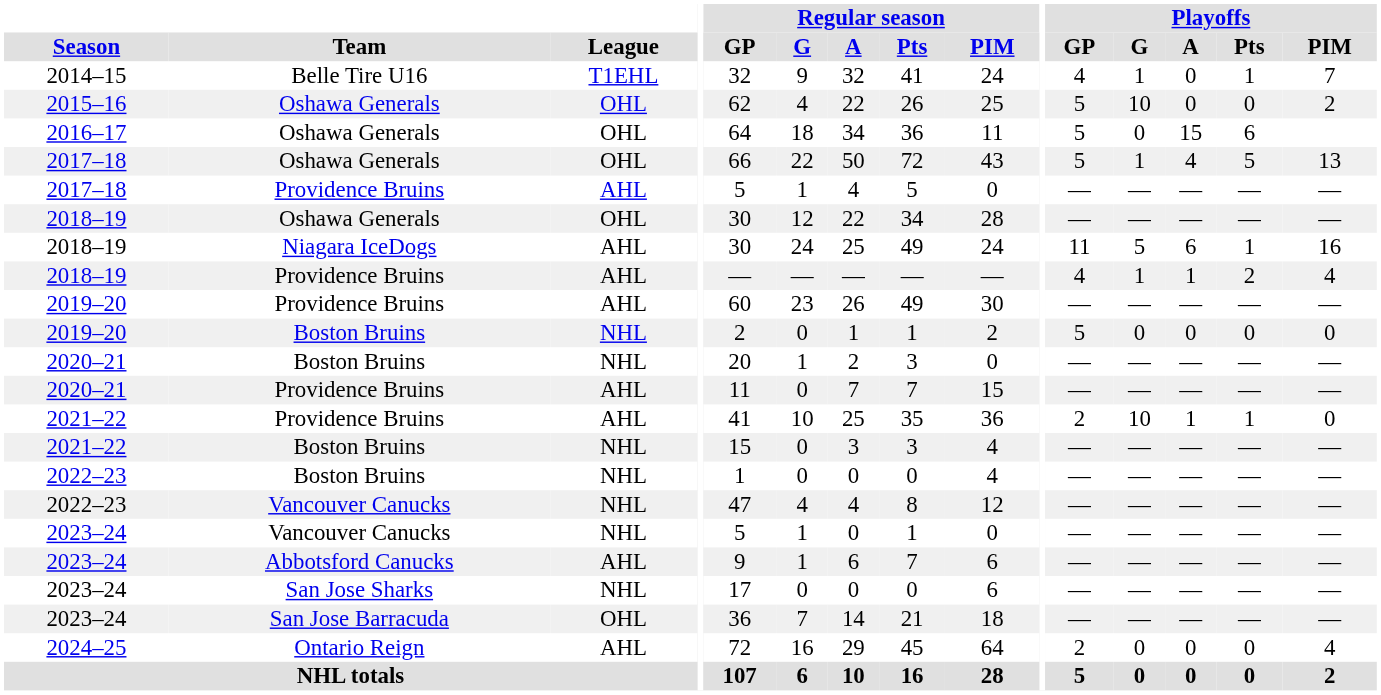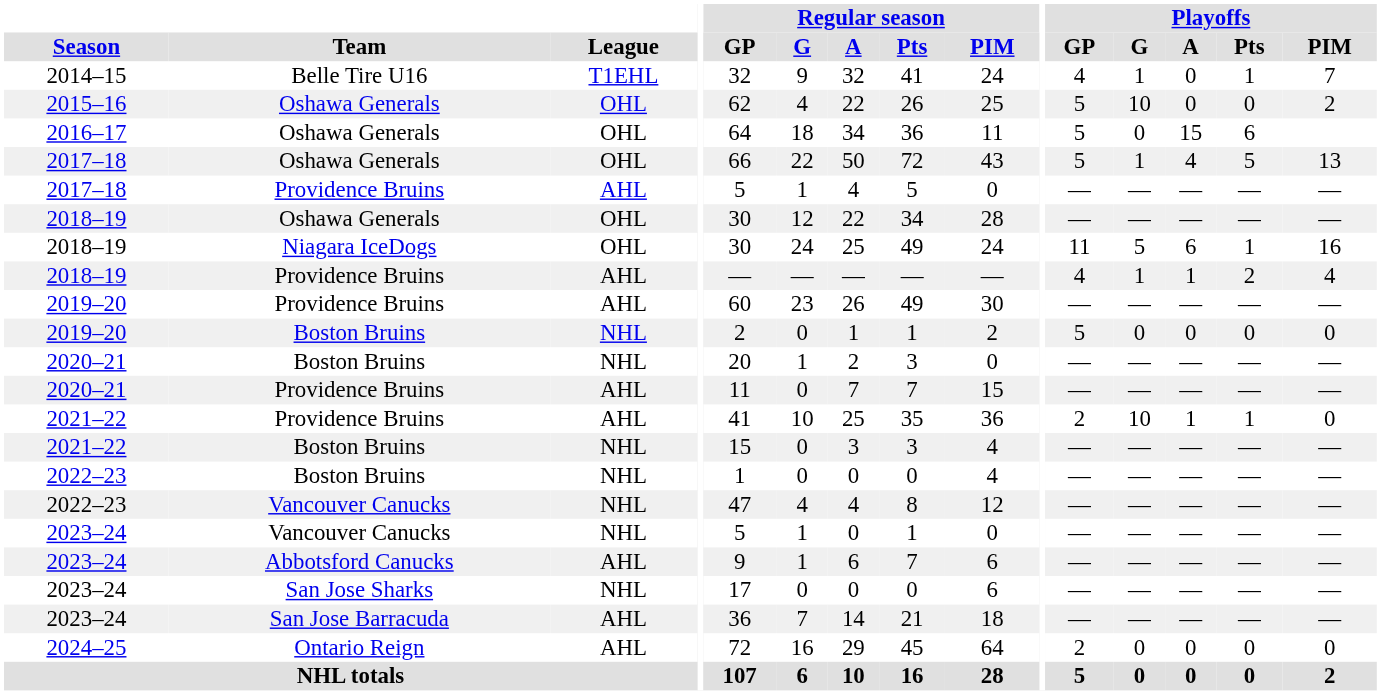(623, 246) AHL -> (623, 246) OHL
(623, 618) OHL -> (623, 618) AHL
(1330, 647) 4 -> (1330, 647) 0
